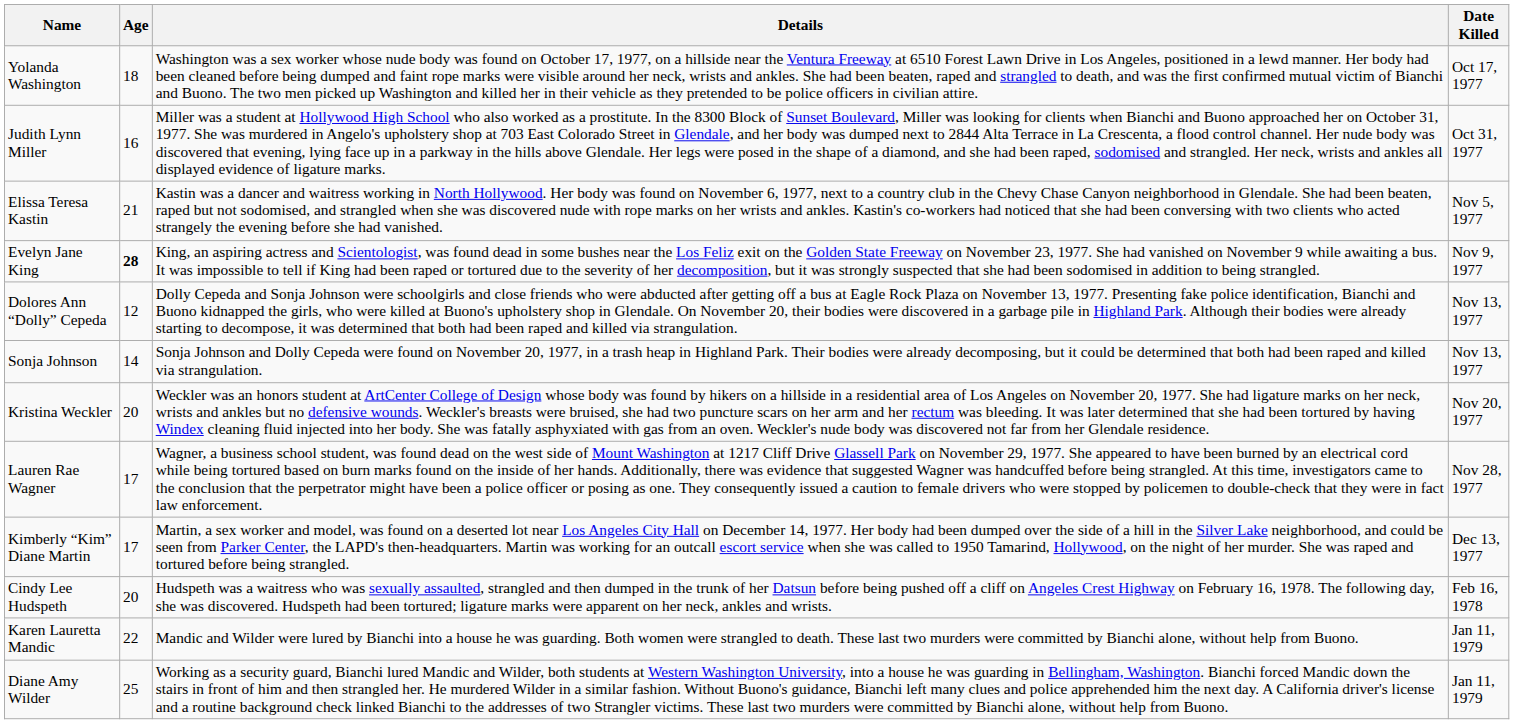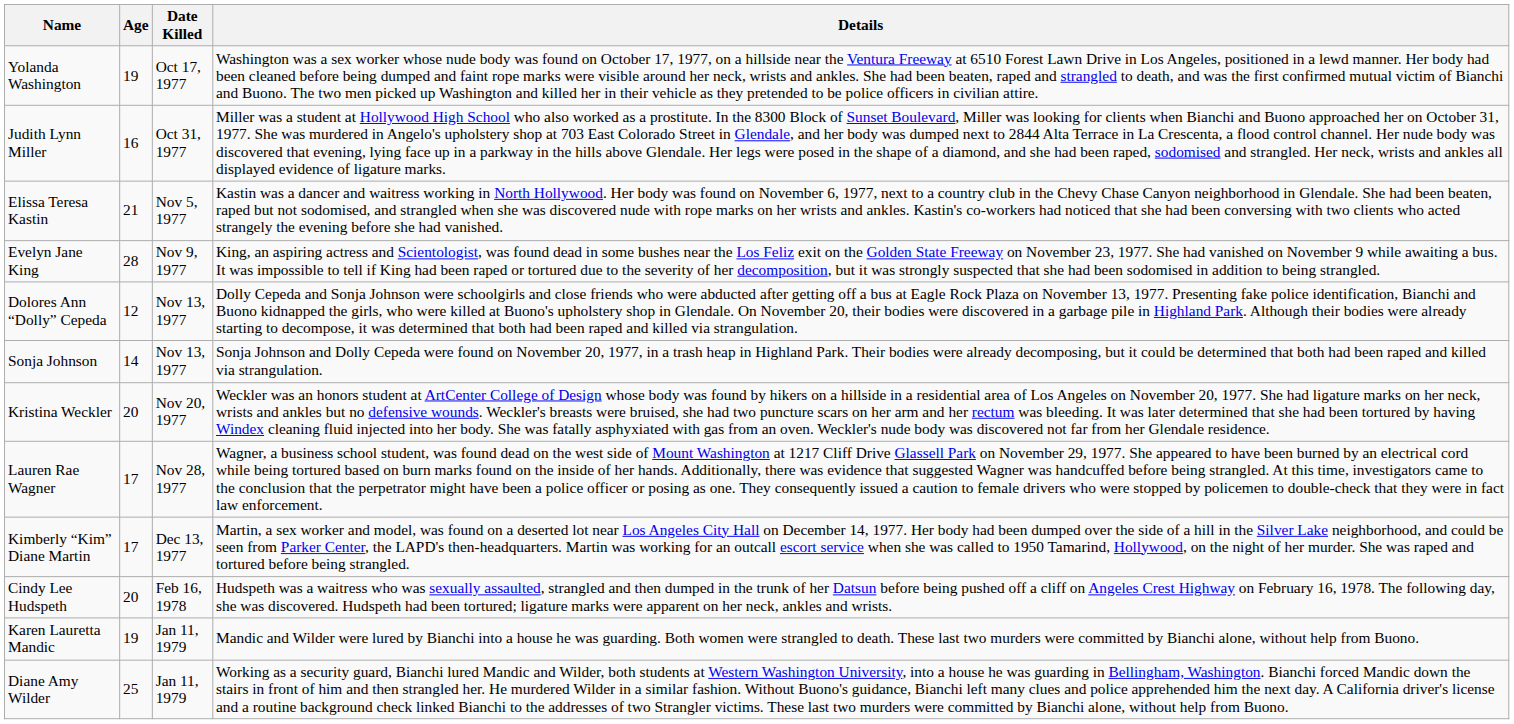columns swapped: (1479, 25) <-> (800, 25)
(131, 75) 18 -> (131, 75) 19
(131, 260) bold -> (131, 260) normal
(131, 638) 22 -> (131, 638) 19
